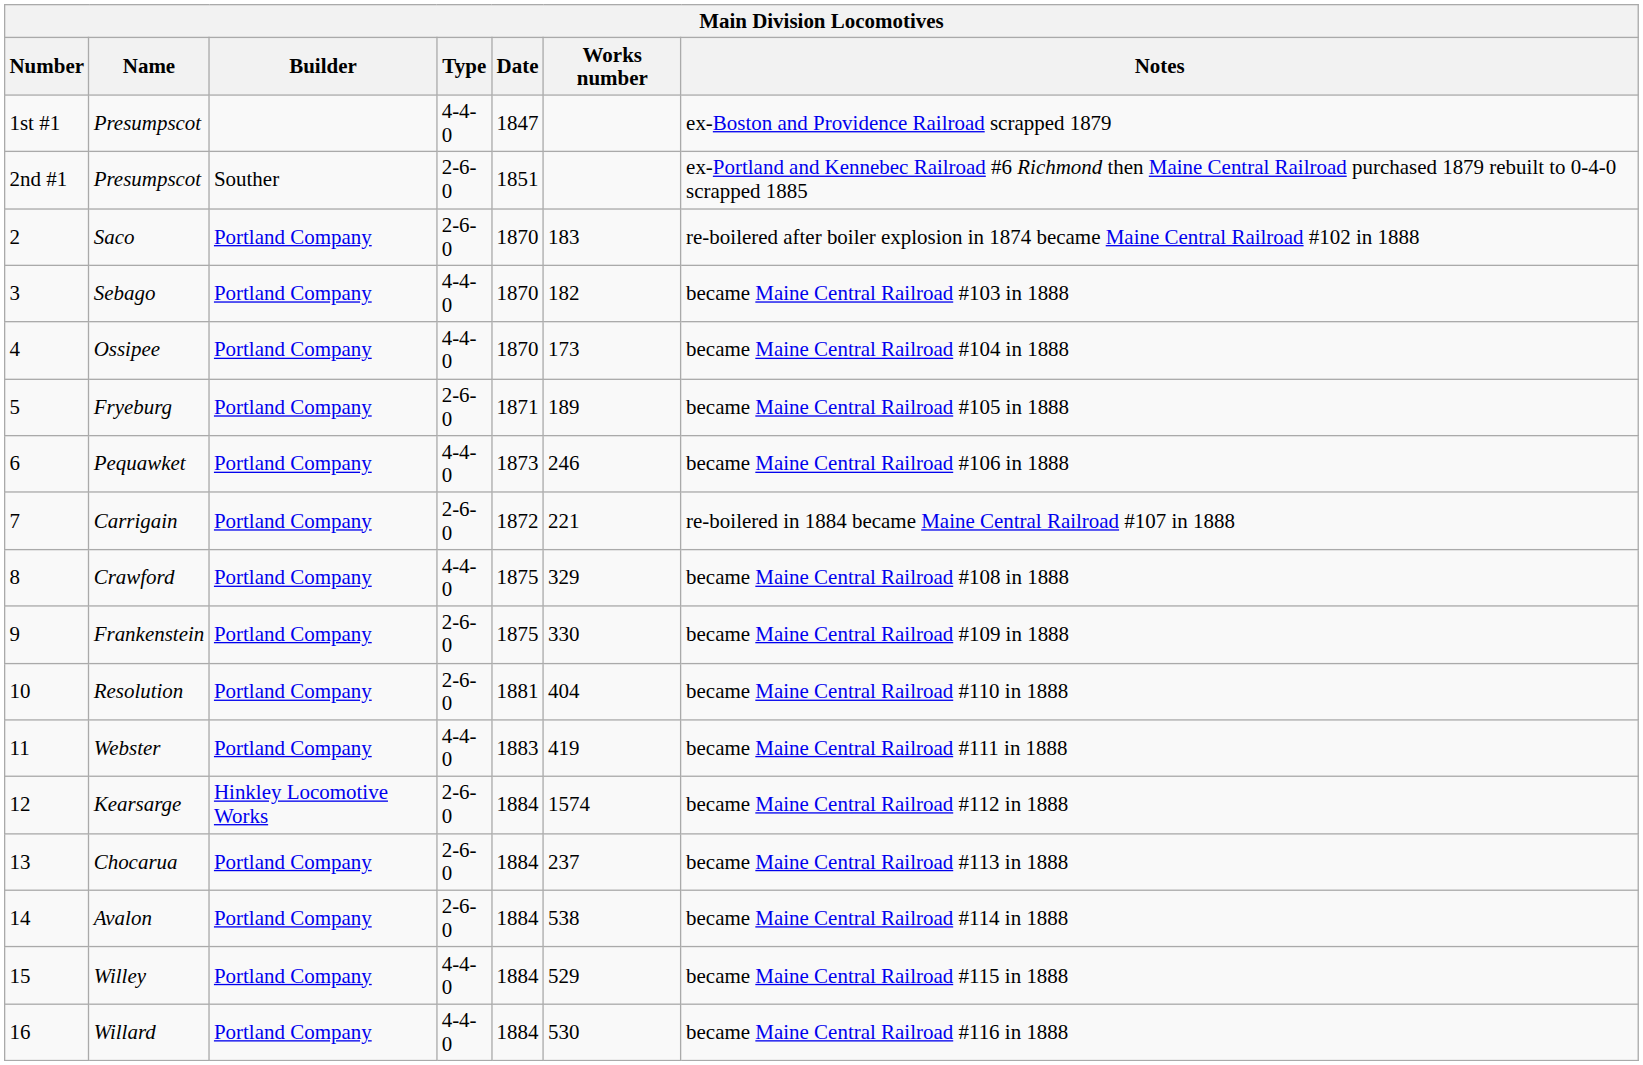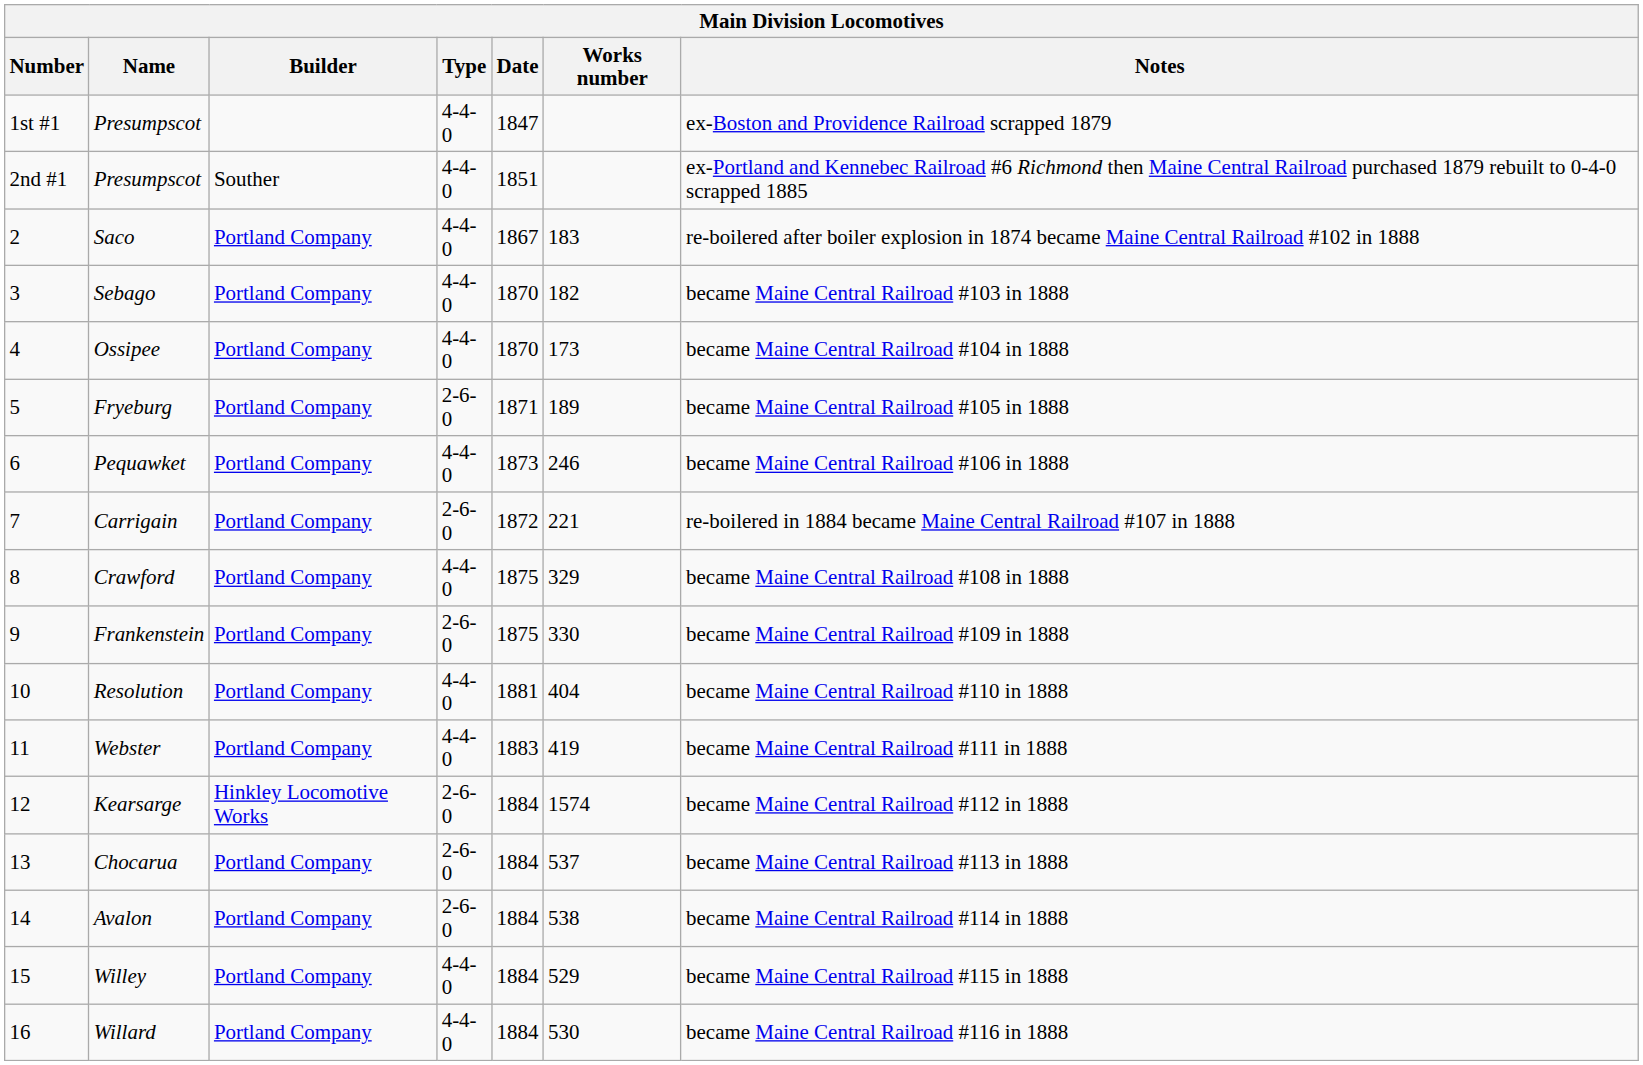(459, 179) 2-6-0 -> (459, 179) 4-4-0
(459, 236) 2-6-0 -> (459, 236) 4-4-0
(517, 236) 1870 -> (517, 236) 1867
(459, 691) 2-6-0 -> (459, 691) 4-4-0
(564, 861) 237 -> (564, 861) 537
